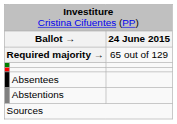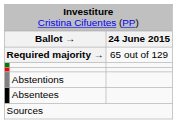rows swapped: (7, 95) <-> (7, 80)
